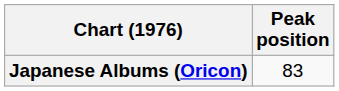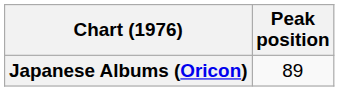(293, 70) 83 -> (293, 70) 89
